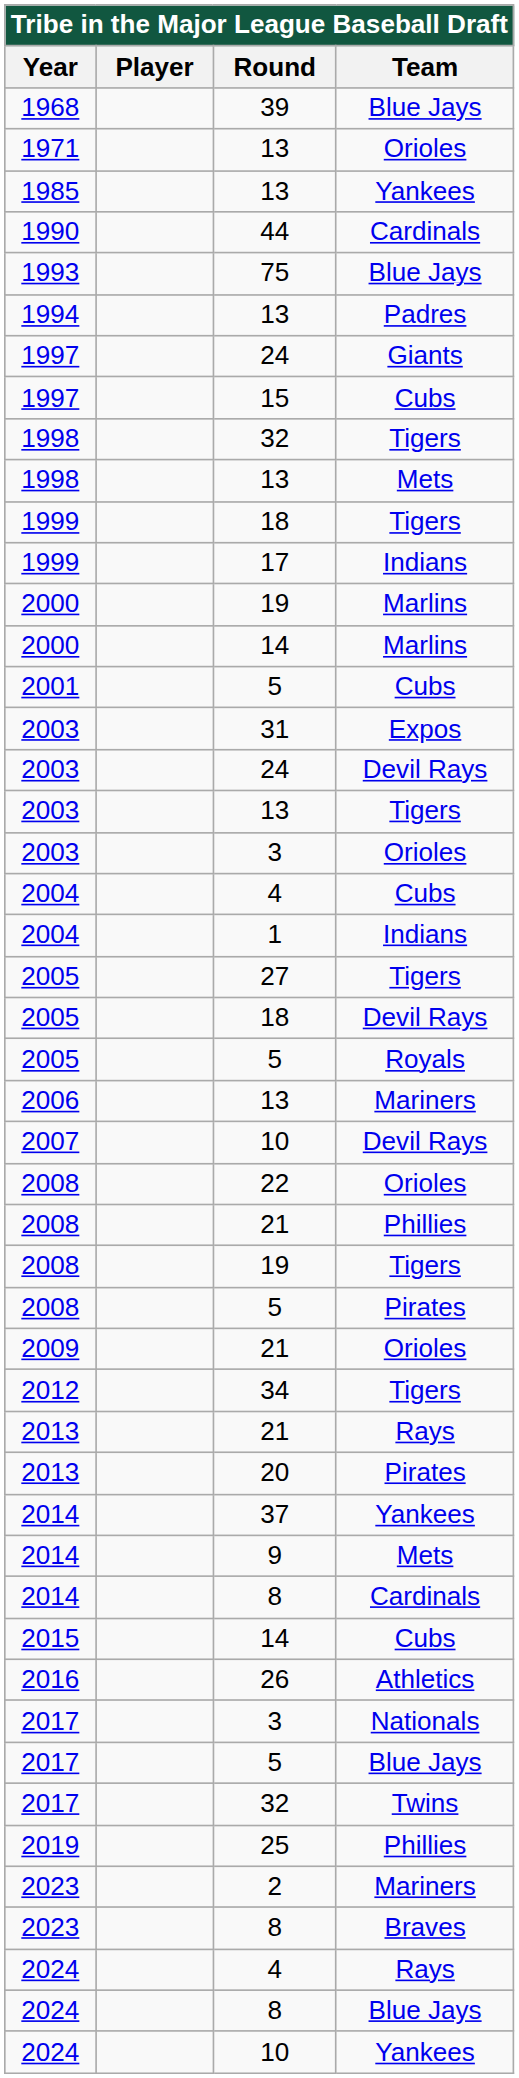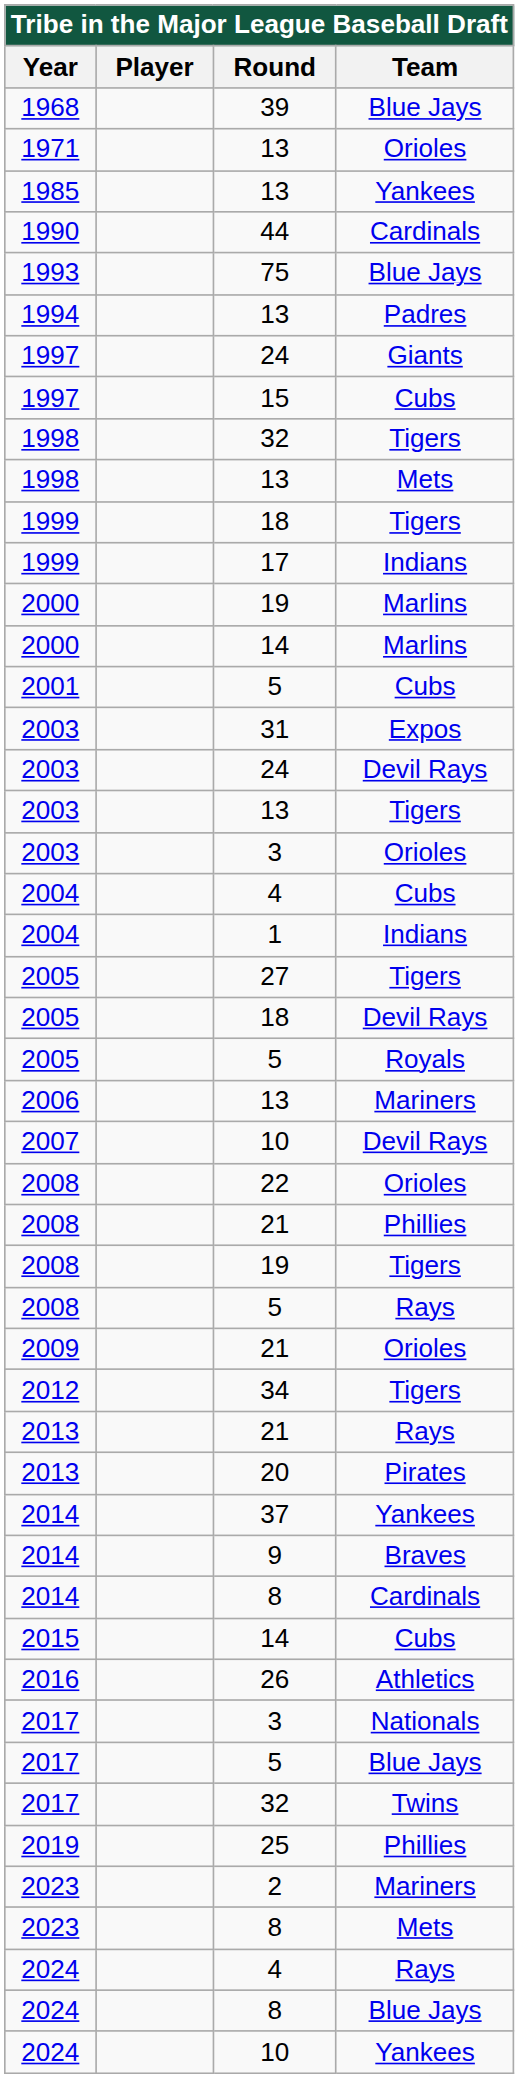(425, 1307) Pirates -> (425, 1307) Rays
(425, 1555) Mets -> (425, 1555) Braves
(425, 1927) Braves -> (425, 1927) Mets
